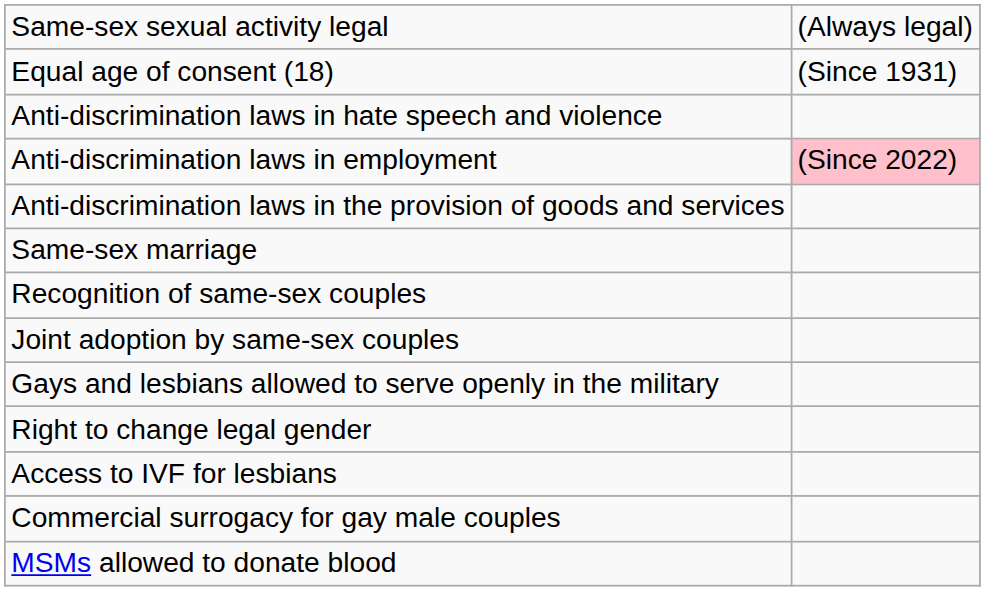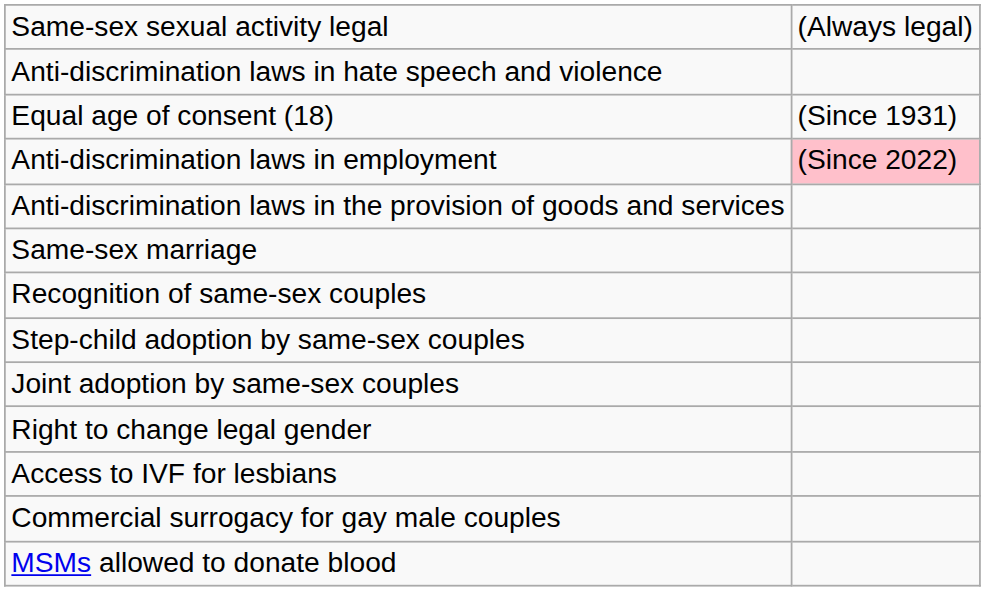rows swapped: (173, 71) <-> (337, 116)
+ row: (268, 339)
- row: (365, 384)
